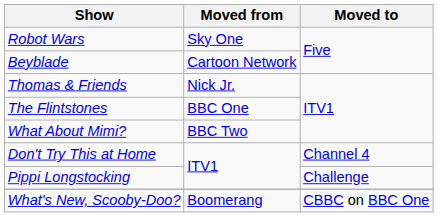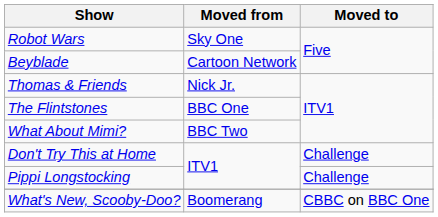(336, 154) Channel 4 -> (336, 154) Challenge
